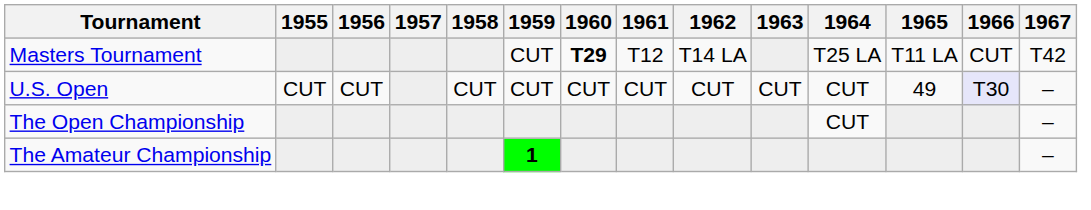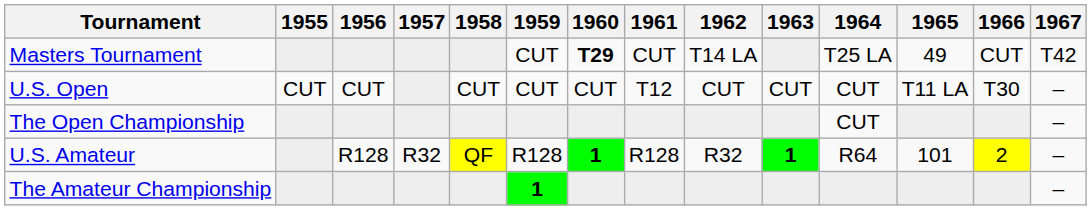(645, 55) T12 -> (654, 55) CUT
(924, 55) T11 LA -> (935, 55) 49
(645, 88) CUT -> (654, 88) T12
(924, 88) 49 -> (935, 88) T11 LA
(991, 88) lavender background -> (1002, 88) no background
+ row: (72, 155)
